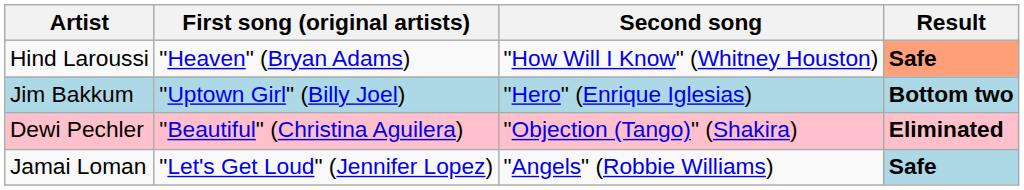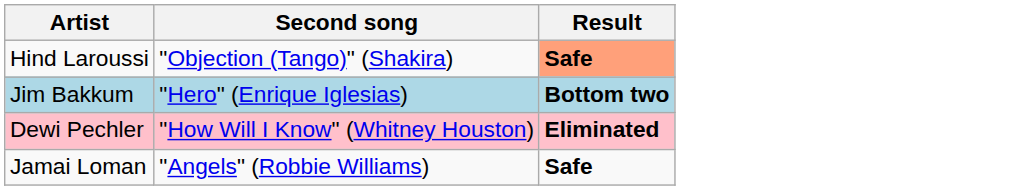- column: (326, 22)
(691, 58) "How Will I Know" (Whitney Houston) -> (306, 58) "Objection (Tango)" (Shakira)
(651, 130) "Objection (Tango)" (Shakira) -> (347, 130) "How Will I Know" (Whitney Houston)
(913, 166) lightblue background -> (569, 166) no background
